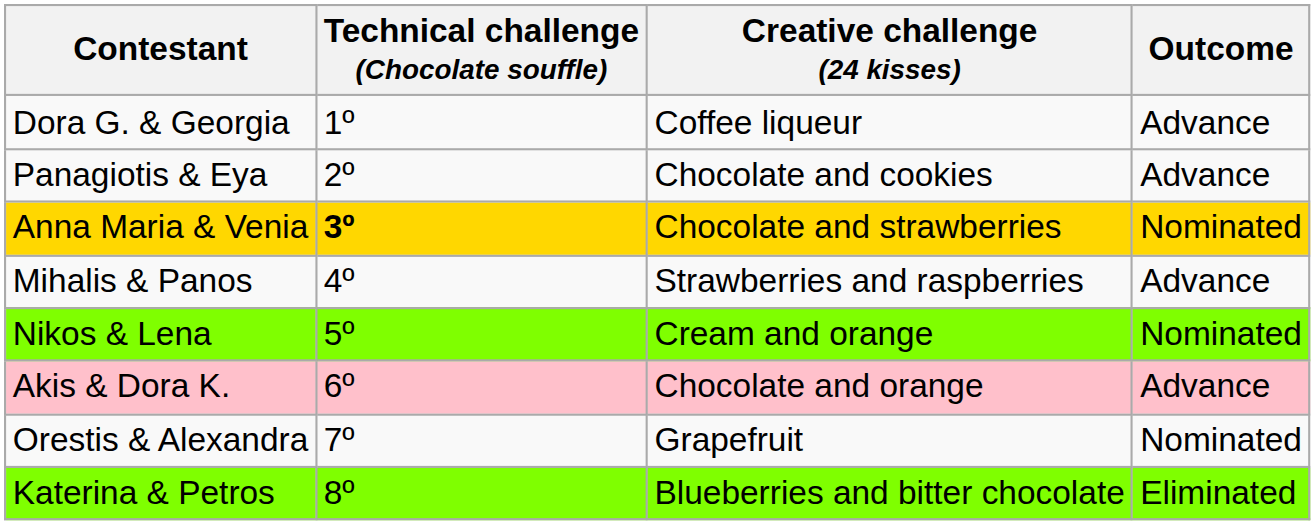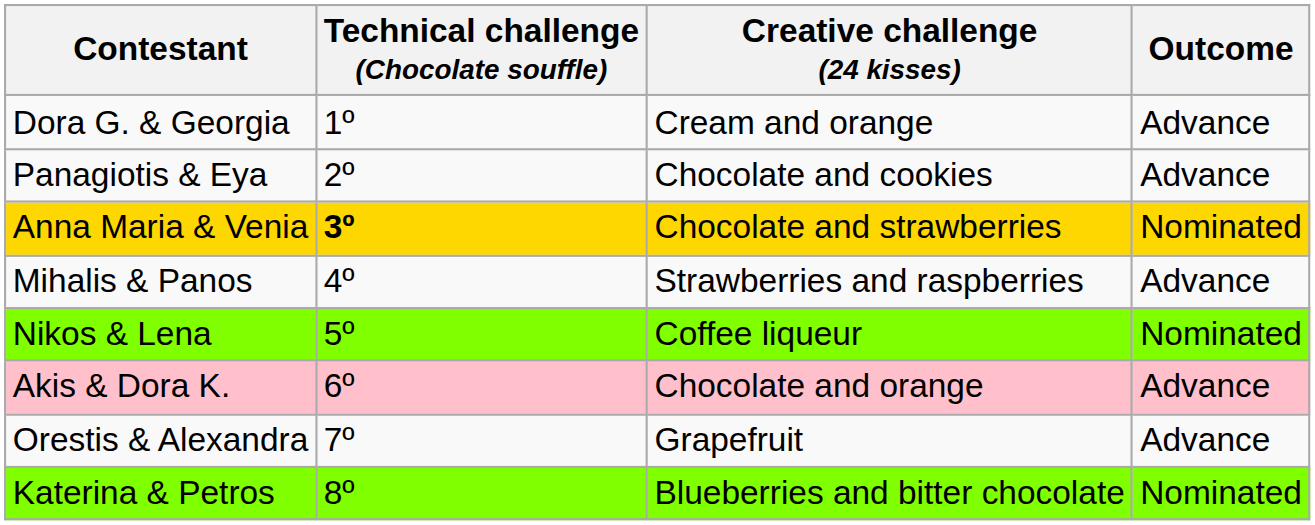(758, 121) Coffee liqueur -> (794, 121) Cream and orange
(794, 333) Cream and orange -> (758, 333) Coffee liqueur
(1221, 439) Nominated -> (1205, 439) Advance
(1218, 492) Eliminated -> (1221, 492) Nominated
